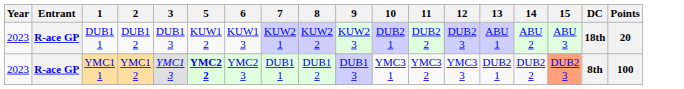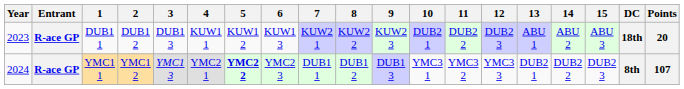+ column: (206, 13)
(18, 68) 2023 -> (18, 68) 2024
(565, 68) lightsalmon background -> (602, 68) no background
(625, 68) 100 -> (662, 68) 107
